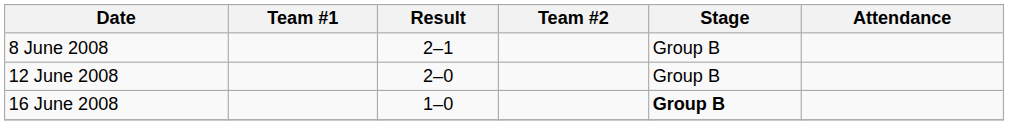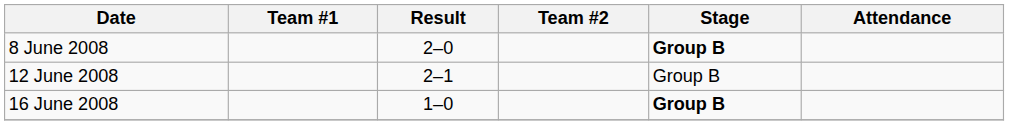(438, 47) 2–1 -> (438, 47) 2–0
(686, 47) normal -> (689, 47) bold
(438, 76) 2–0 -> (438, 76) 2–1
